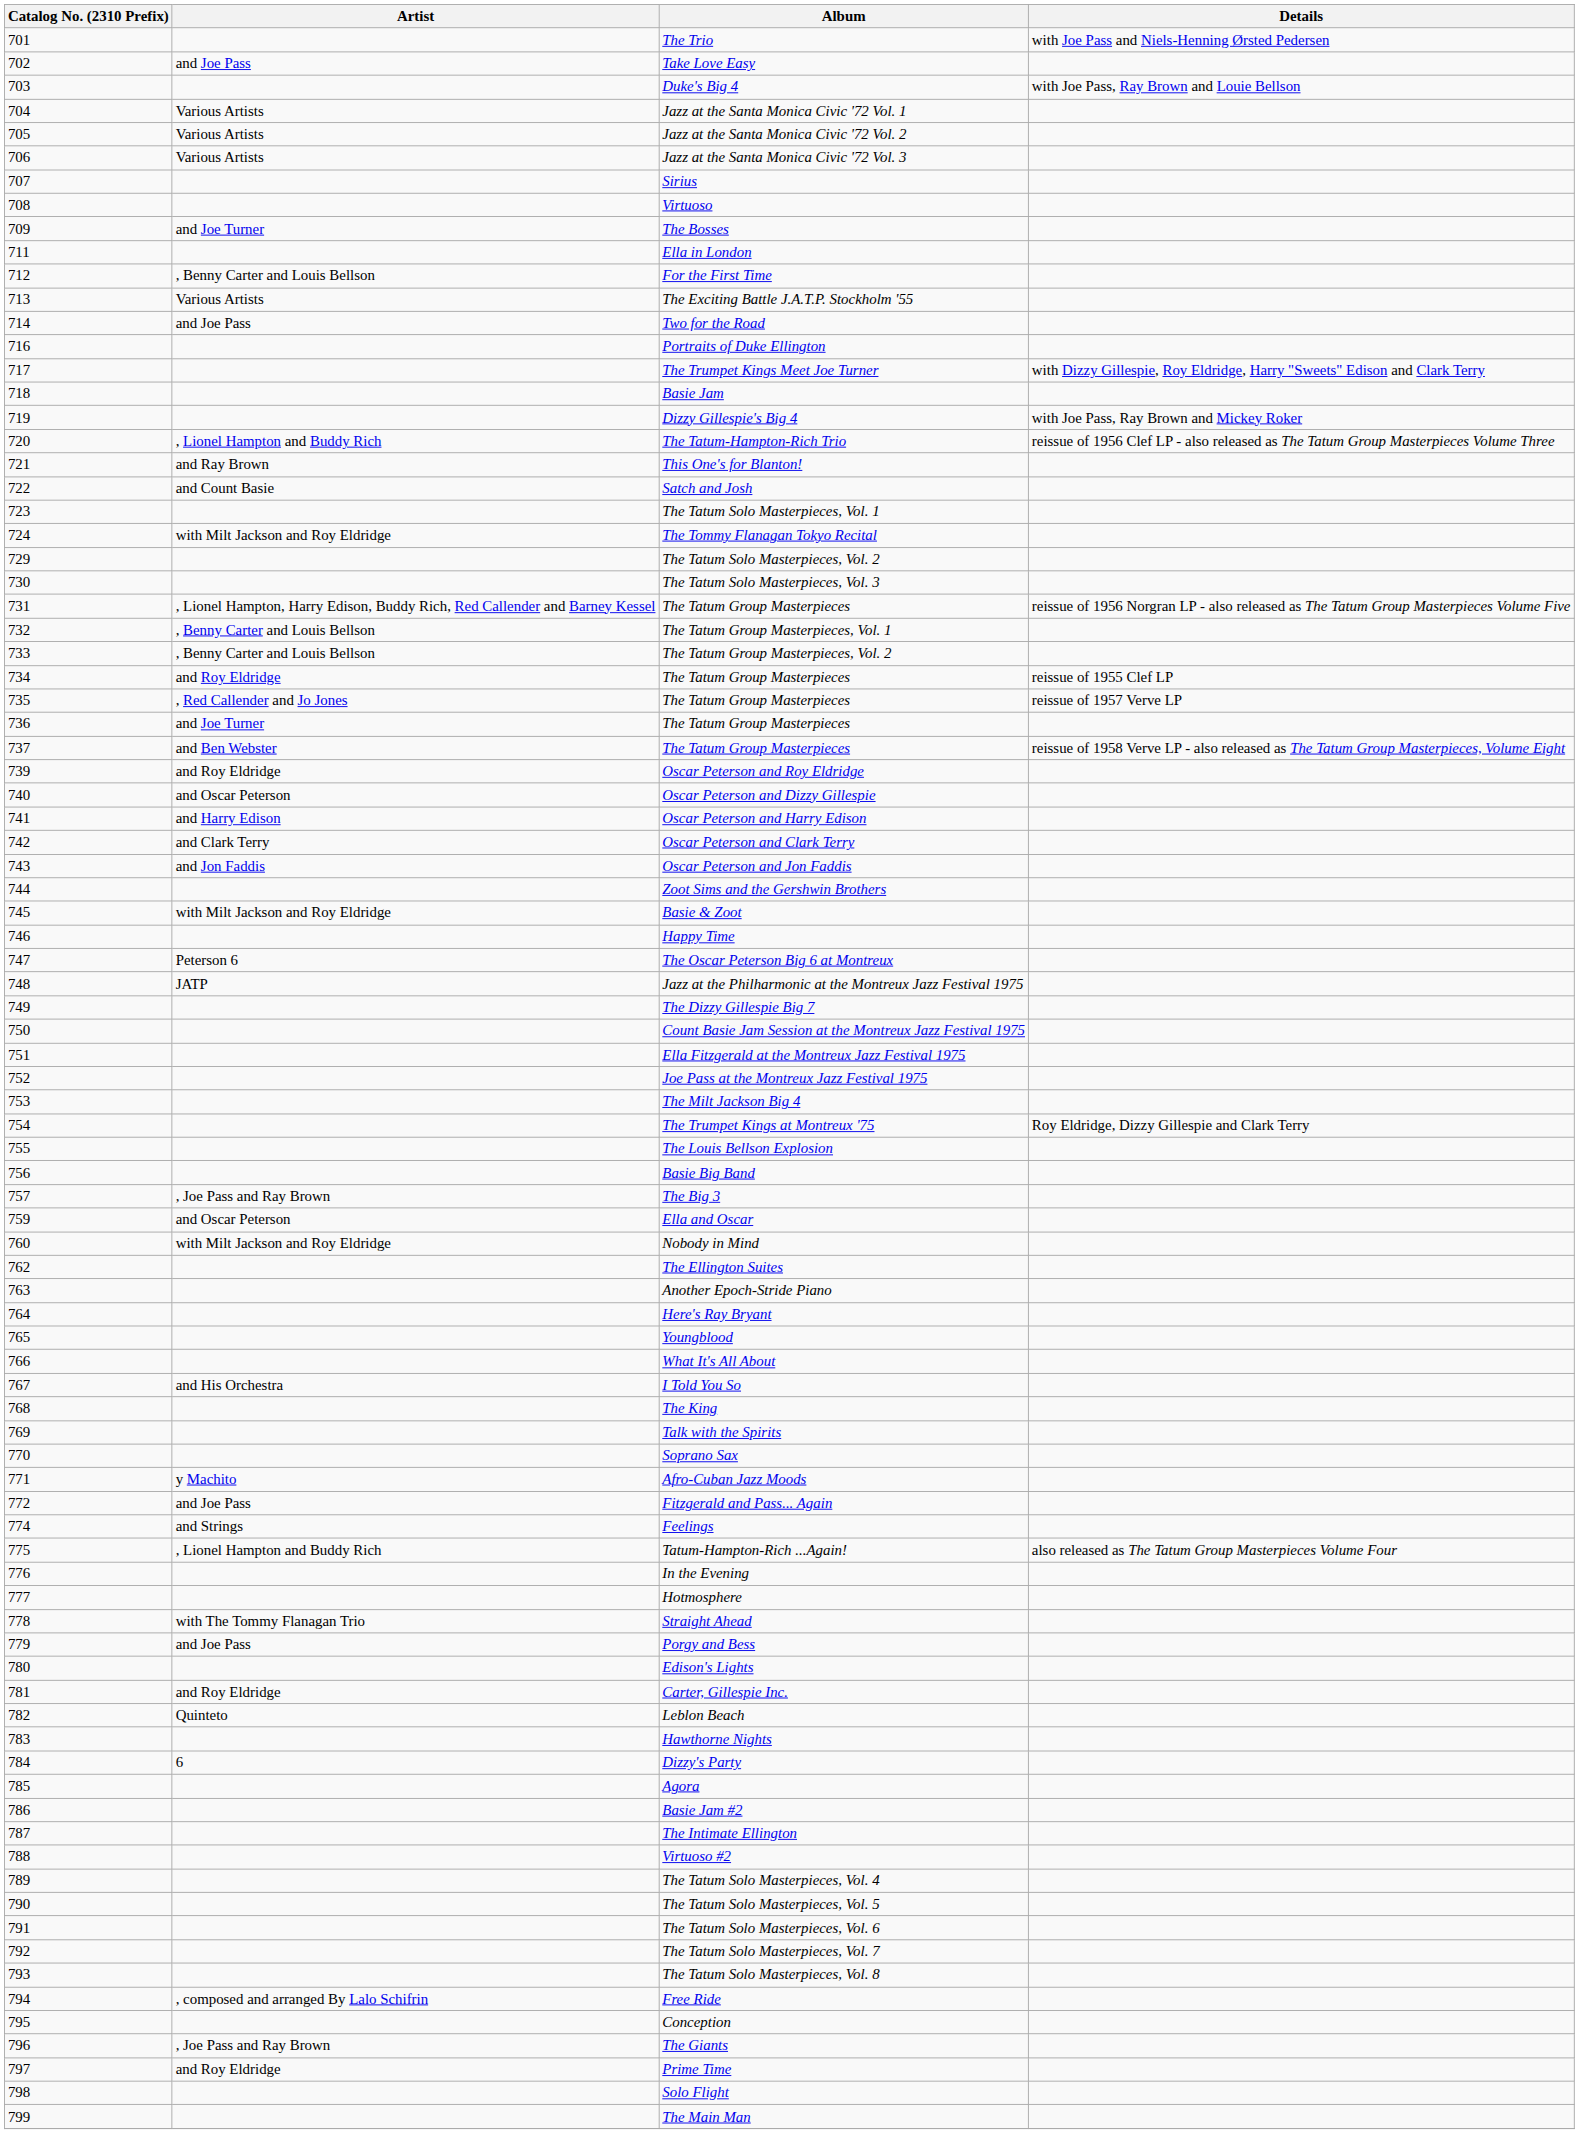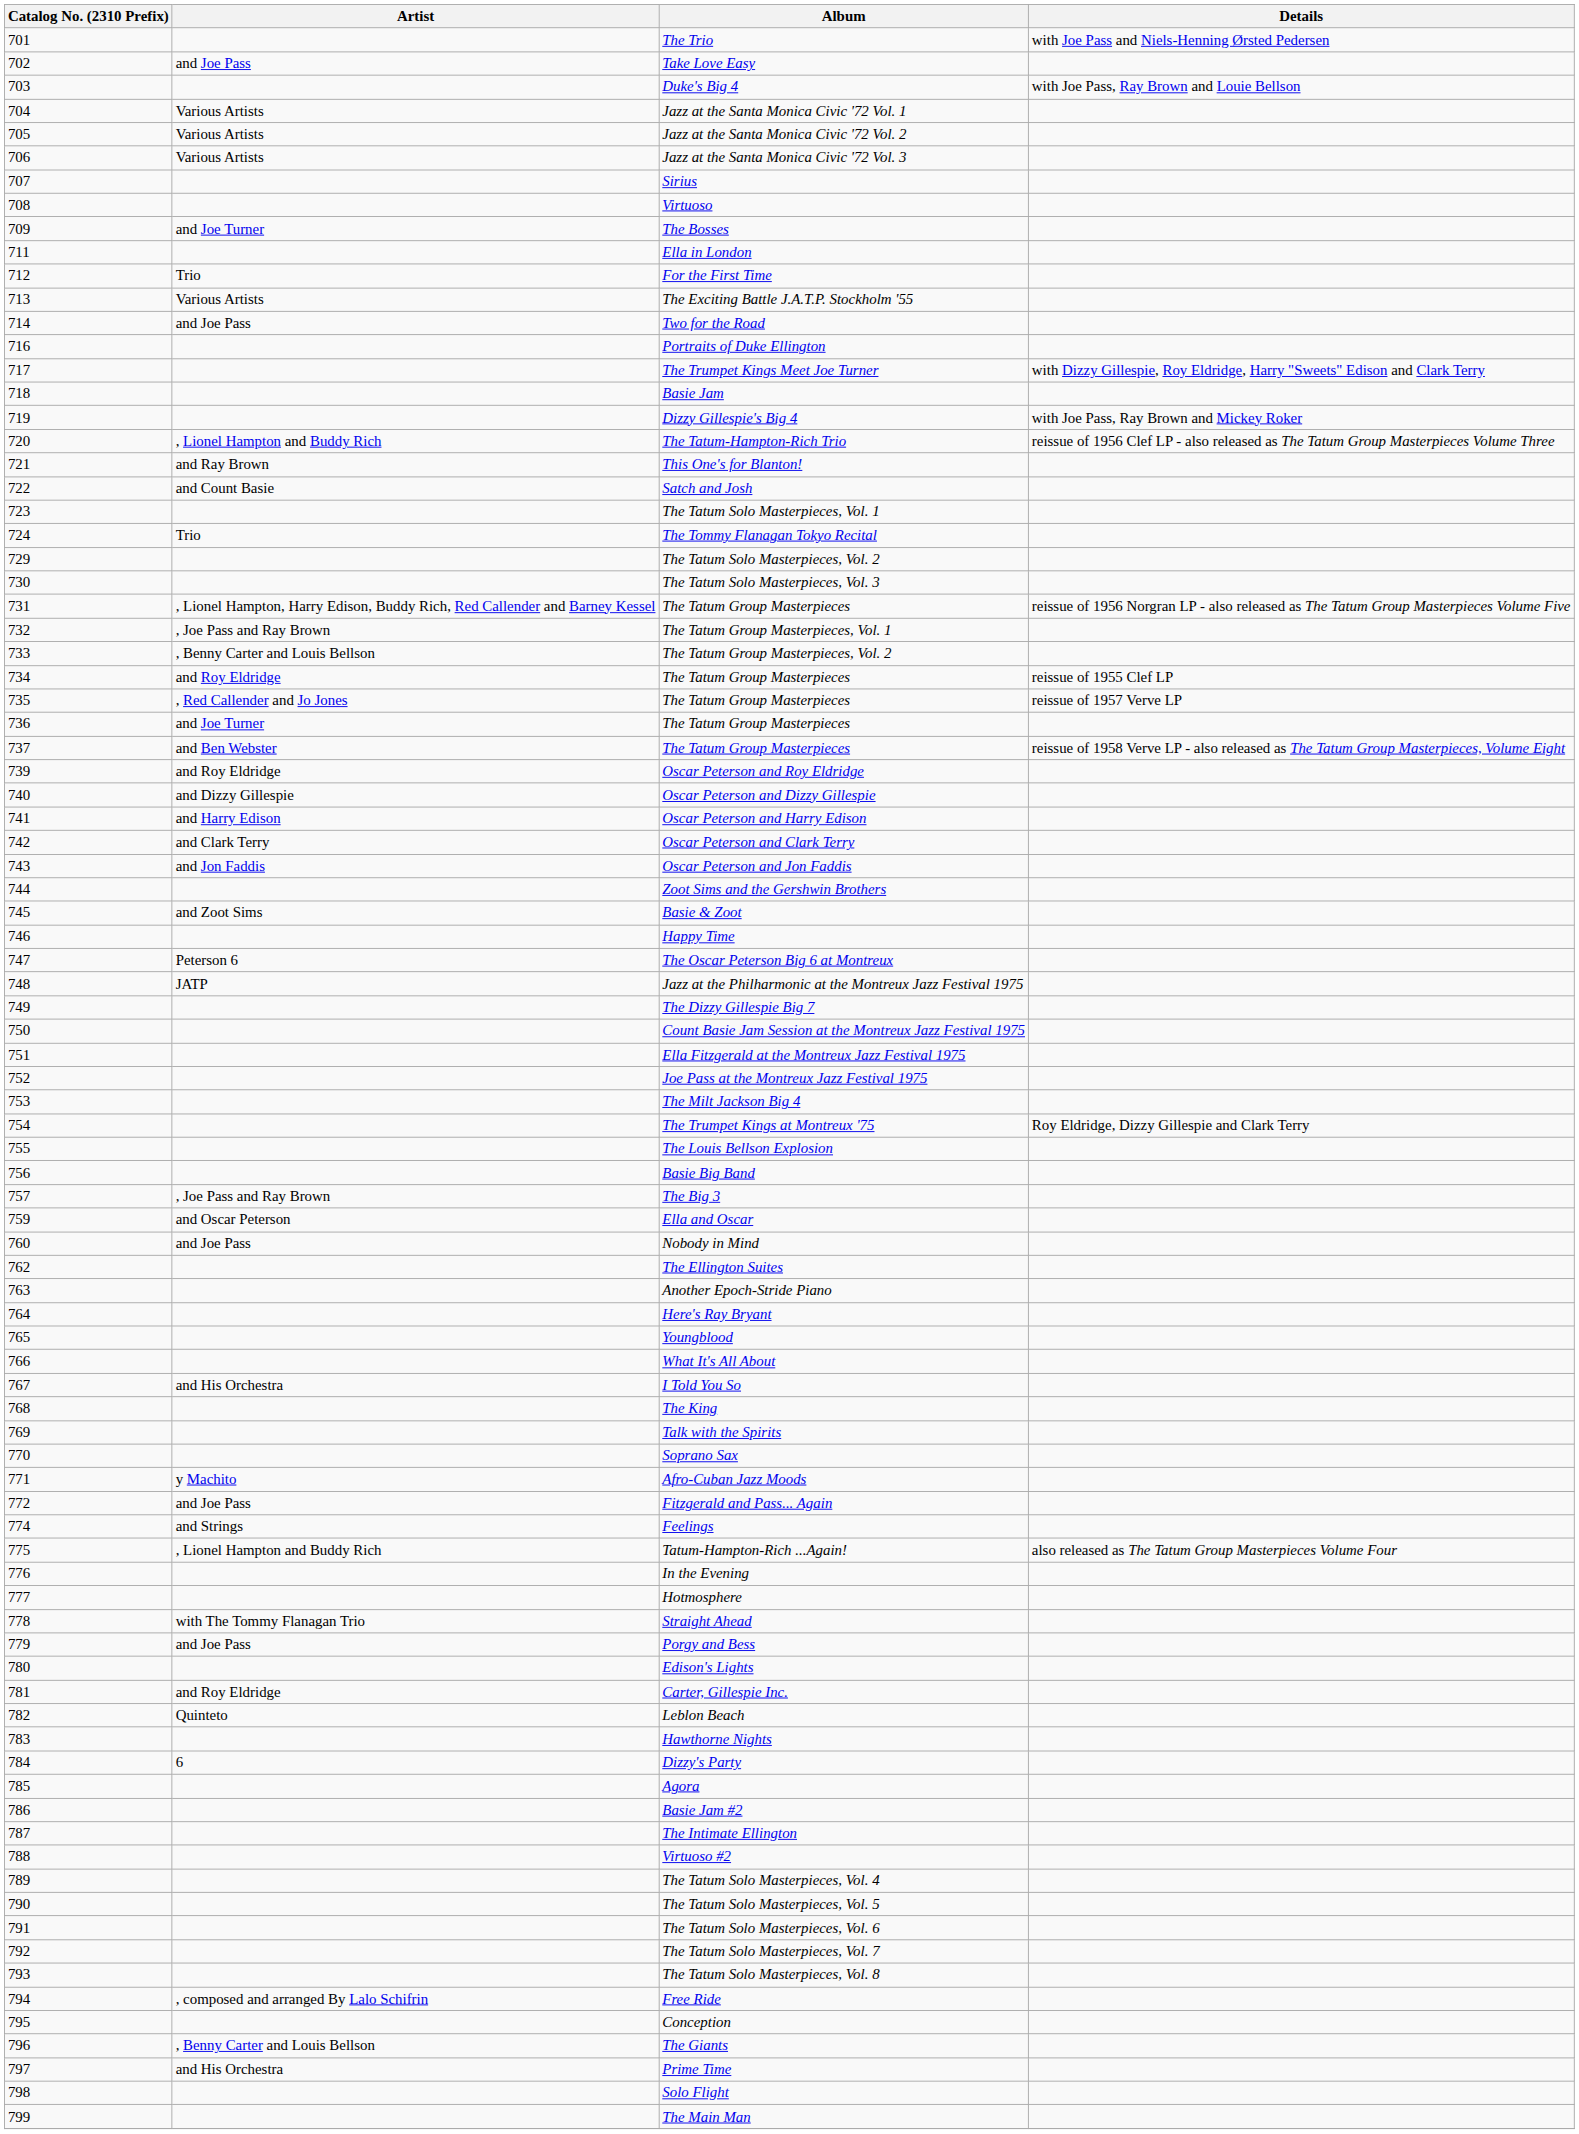(275, 275) , Benny Carter and Louis Bellson -> (188, 275) Trio
(283, 535) with Milt Jackson and Roy Eldridge -> (188, 535) Trio
(275, 629) , Benny Carter and Louis Bellson -> (253, 629) , Joe Pass and Ray Brown
(233, 795) and Oscar Peterson -> (235, 795) and Dizzy Gillespie
(283, 913) with Milt Jackson and Roy Eldridge -> (219, 913) and Zoot Sims
(283, 1243) with Milt Jackson and Roy Eldridge -> (213, 1243) and Joe Pass
(253, 2045) , Joe Pass and Ray Brown -> (275, 2045) , Benny Carter and Louis Bellson
(228, 2069) and Roy Eldridge -> (229, 2069) and His Orchestra
